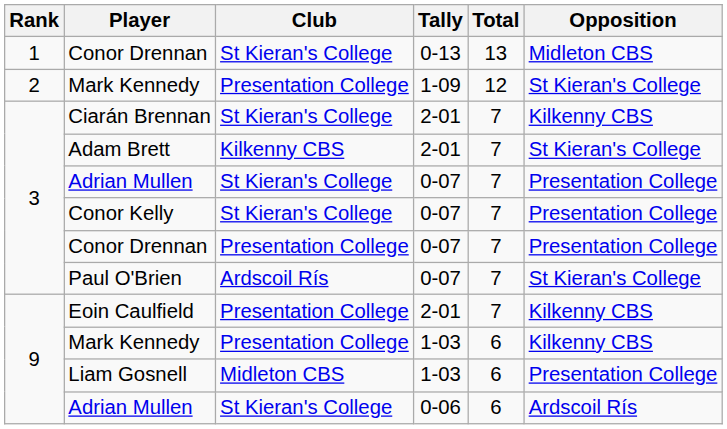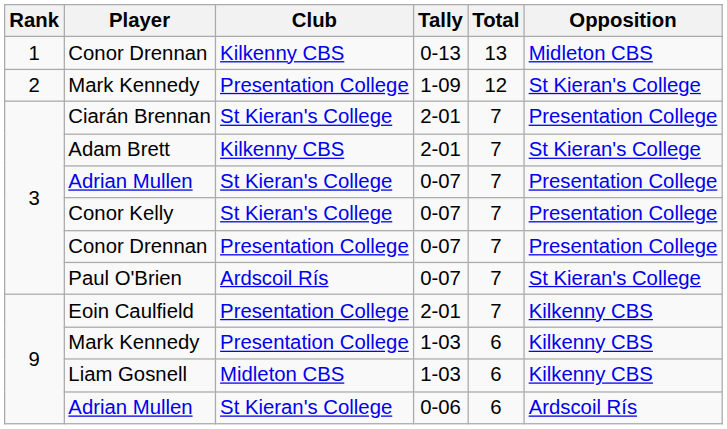(306, 52) St Kieran's College -> (282, 52) Kilkenny CBS
(591, 117) Kilkenny CBS -> (623, 117) Presentation College
(623, 375) Presentation College -> (591, 375) Kilkenny CBS
